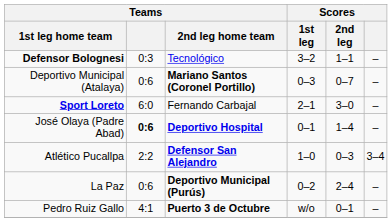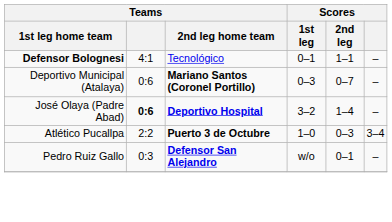(146, 59) 0:3 -> (146, 59) 4:1
(306, 59) 3–2 -> (306, 59) 0–1
- row: (92, 105)
(306, 128) 0–1 -> (306, 111) 3–2
(202, 157) Defensor San Alejandro -> (219, 134) Puerto 3 de Octubre
- row: (107, 186)
(146, 209) 4:1 -> (146, 157) 0:3
(219, 209) Puerto 3 de Octubre -> (202, 157) Defensor San Alejandro
